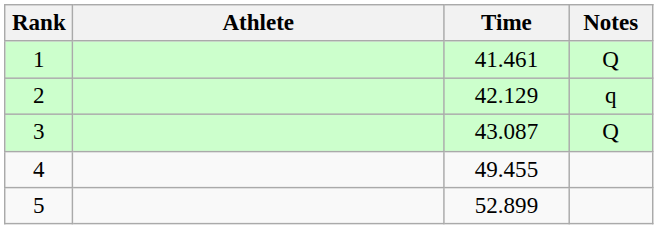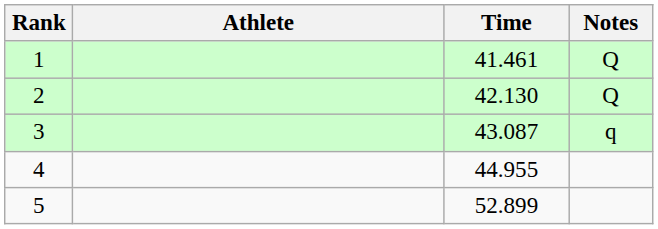(506, 95) 42.129 -> (506, 95) 42.130
(611, 95) q -> (611, 95) Q
(611, 132) Q -> (611, 132) q
(506, 168) 49.455 -> (506, 168) 44.955
